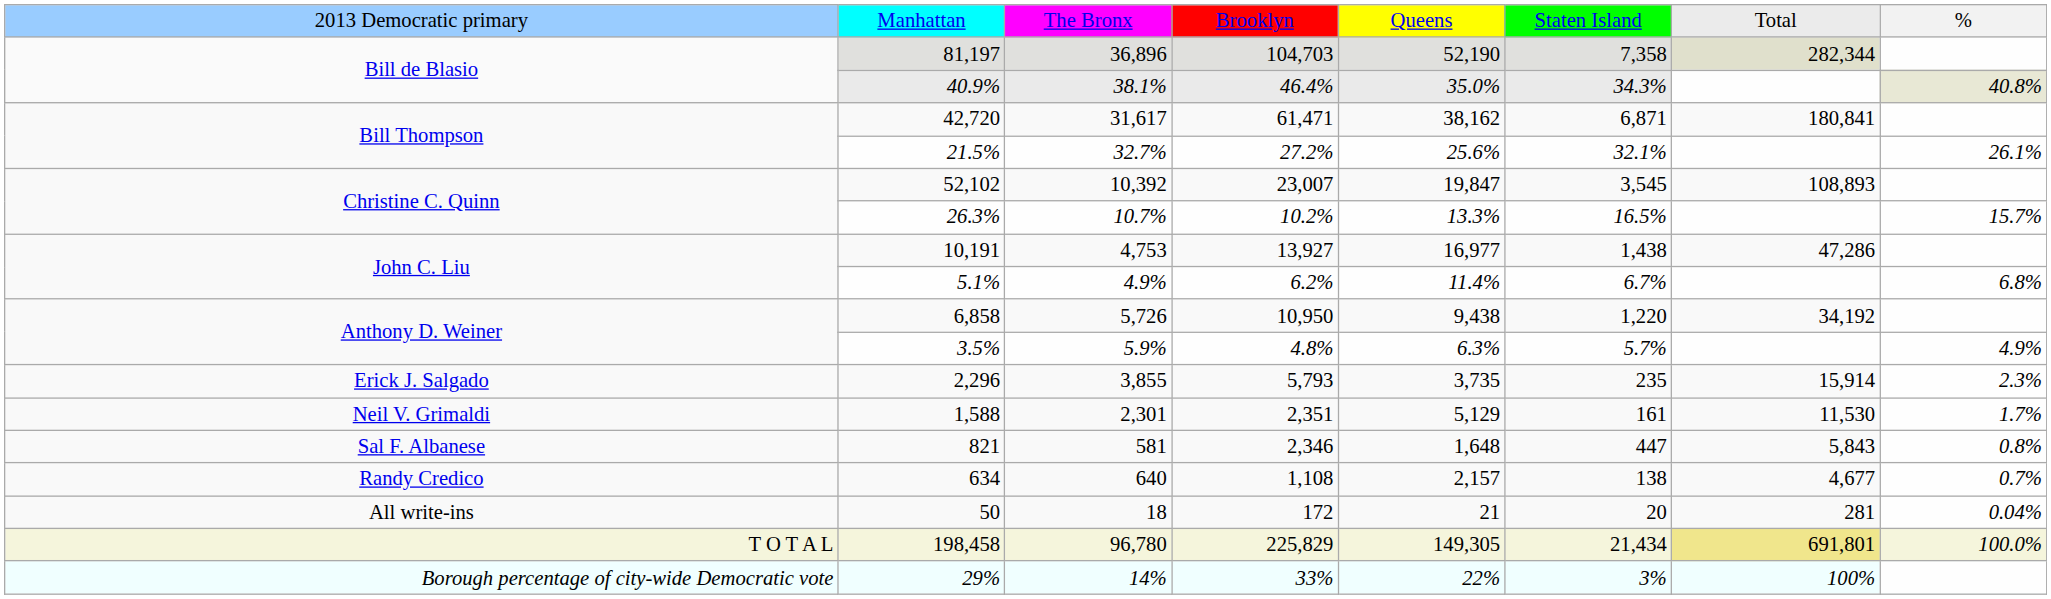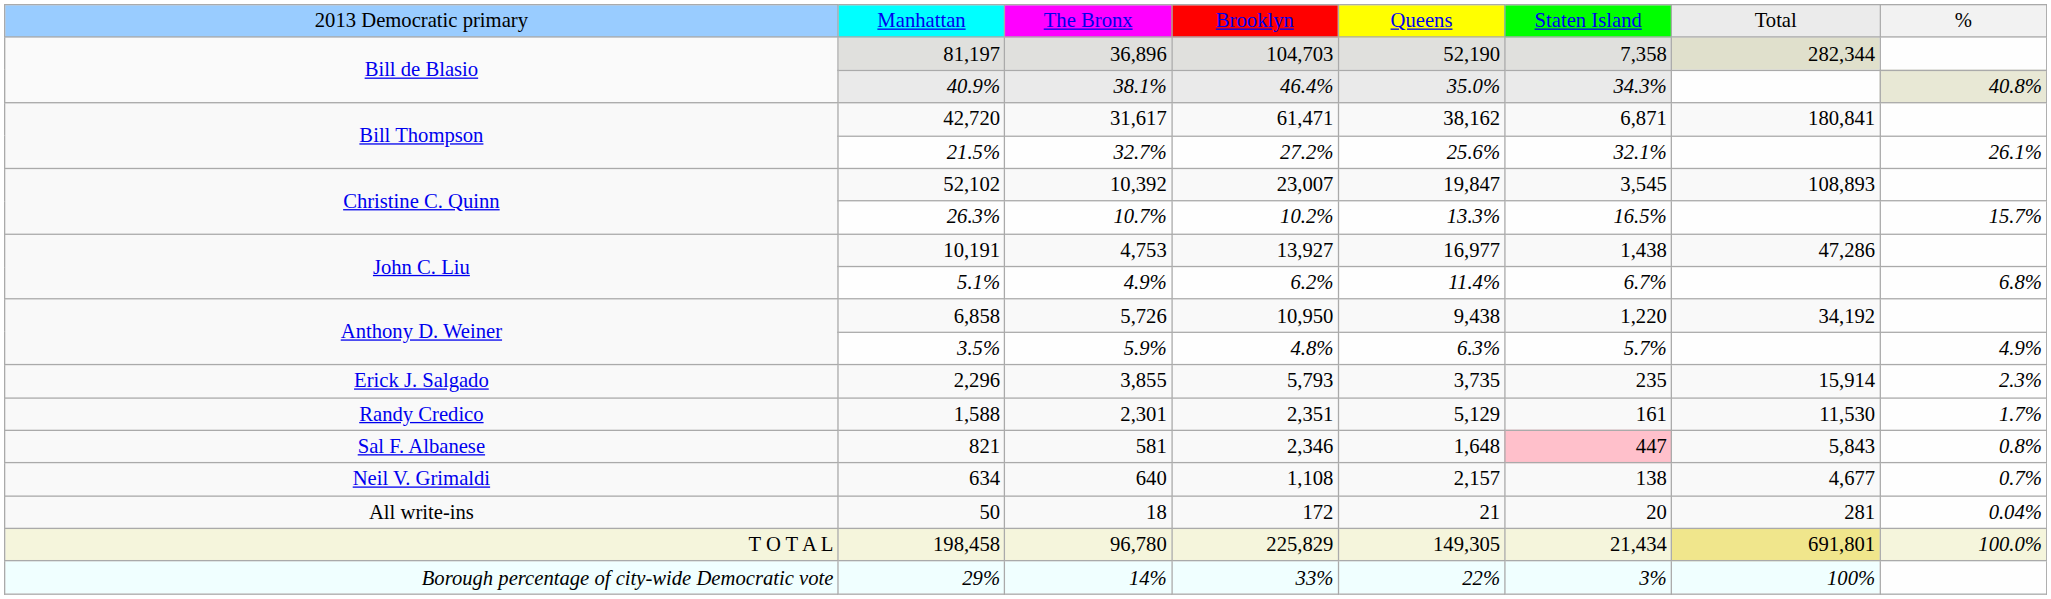(421, 413) Neil V. Grimaldi -> (421, 413) Randy Credico
(1651, 446) no background -> (1651, 446) pink background
(421, 479) Randy Credico -> (421, 479) Neil V. Grimaldi
